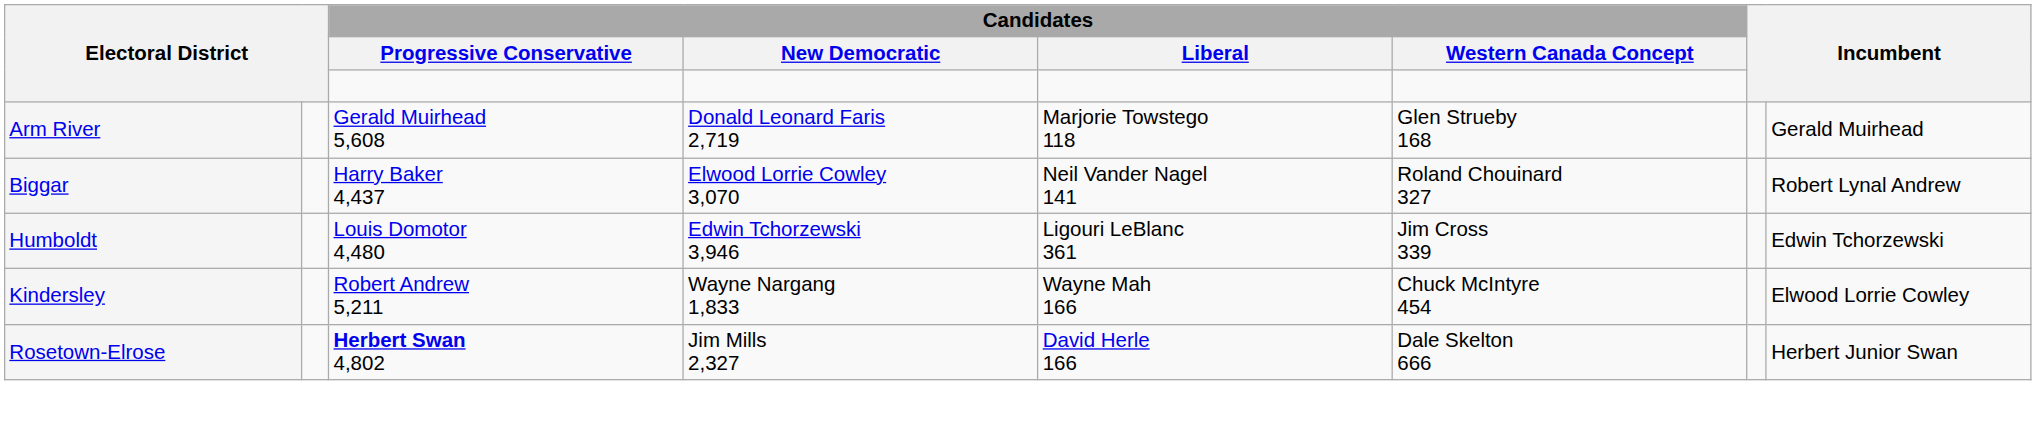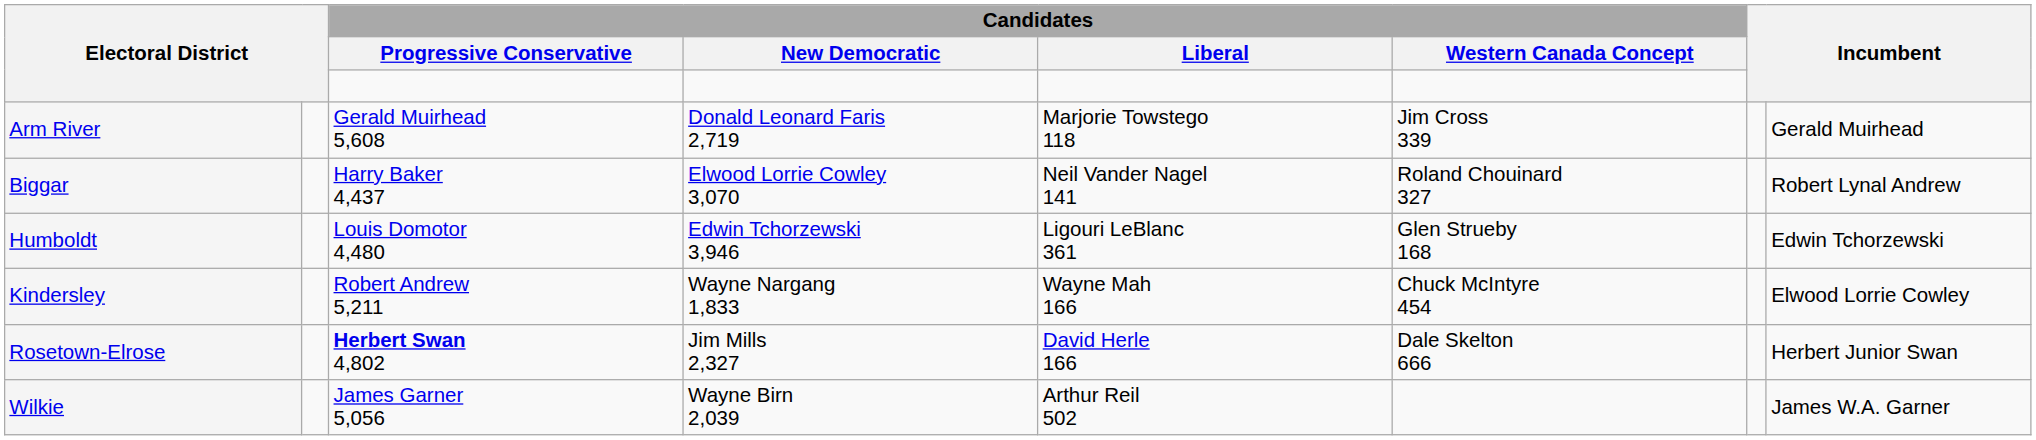(1457, 129) Glen Strueby 168 -> (1443, 129) Jim Cross 339
(1443, 240) Jim Cross 339 -> (1457, 240) Glen Strueby 168
+ row: (37, 407)
